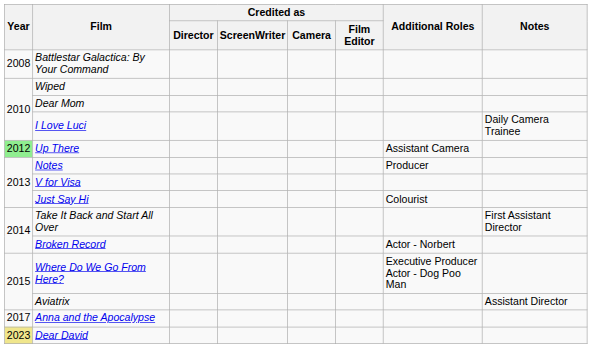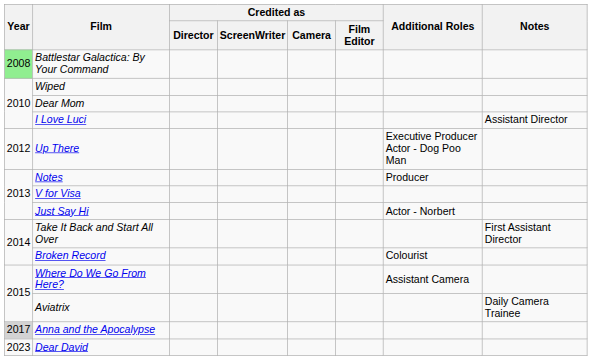(19, 64) no background -> (19, 64) lightgreen background
(517, 126) Daily Camera Trainee -> (526, 120) Assistant Director
(19, 148) lightgreen background -> (19, 148) no background
(427, 148) Assistant Camera -> (431, 148) Executive Producer Actor - Dog Poo Man
(407, 199) Colourist -> (420, 211) Actor - Norbert
(420, 244) Actor - Norbert -> (407, 256) Colourist
(431, 273) Executive Producer Actor - Dog Poo Man -> (427, 279) Assistant Camera
(526, 301) Assistant Director -> (517, 307) Daily Camera Trainee
(19, 318) no background -> (19, 330) lightgrey background
(19, 335) khaki background -> (19, 347) no background
